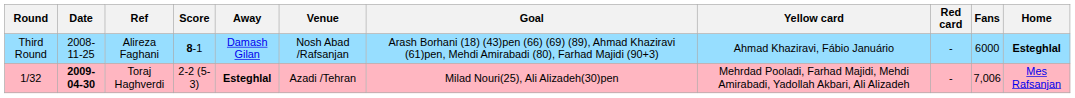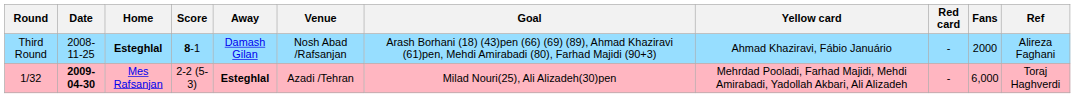columns swapped: (1037, 19) <-> (139, 19)
(987, 48) 6000 -> (985, 48) 2000
(987, 78) 7,006 -> (985, 78) 6,000
